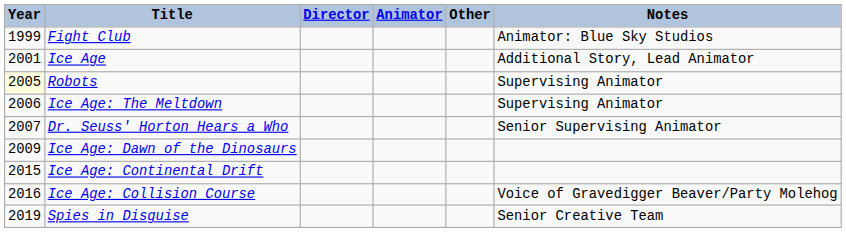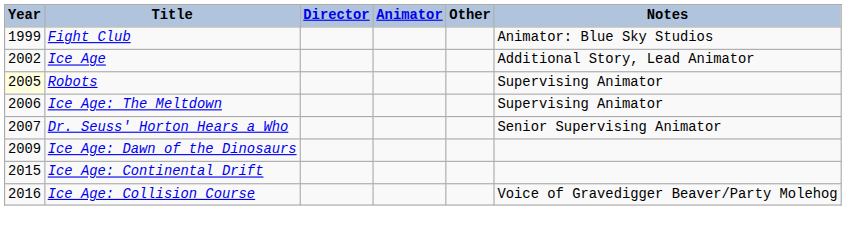(24, 61) 2001 -> (24, 61) 2002
- row: (118, 217)
